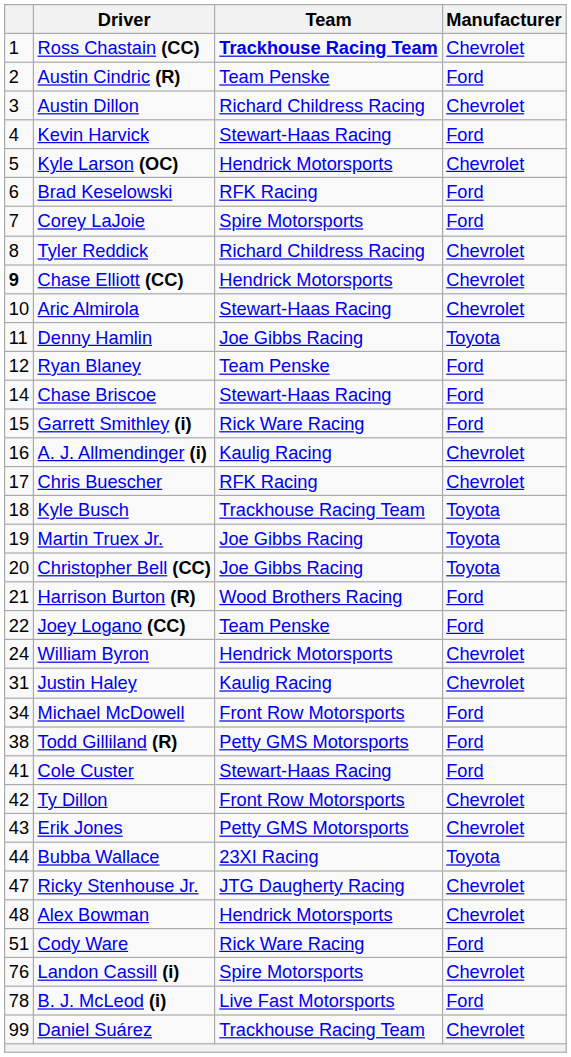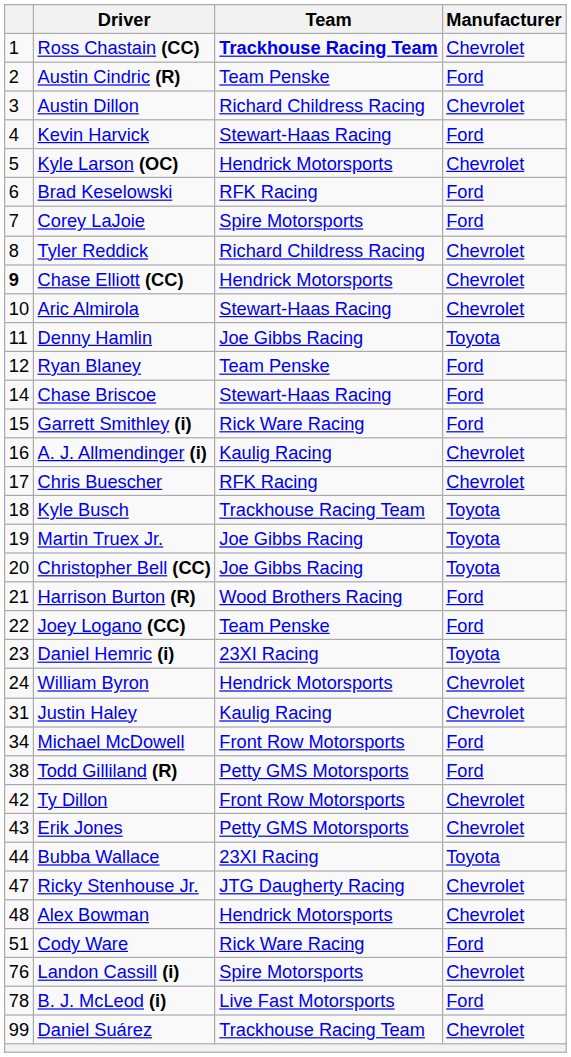+ row: (106, 654)
- row: (86, 770)
